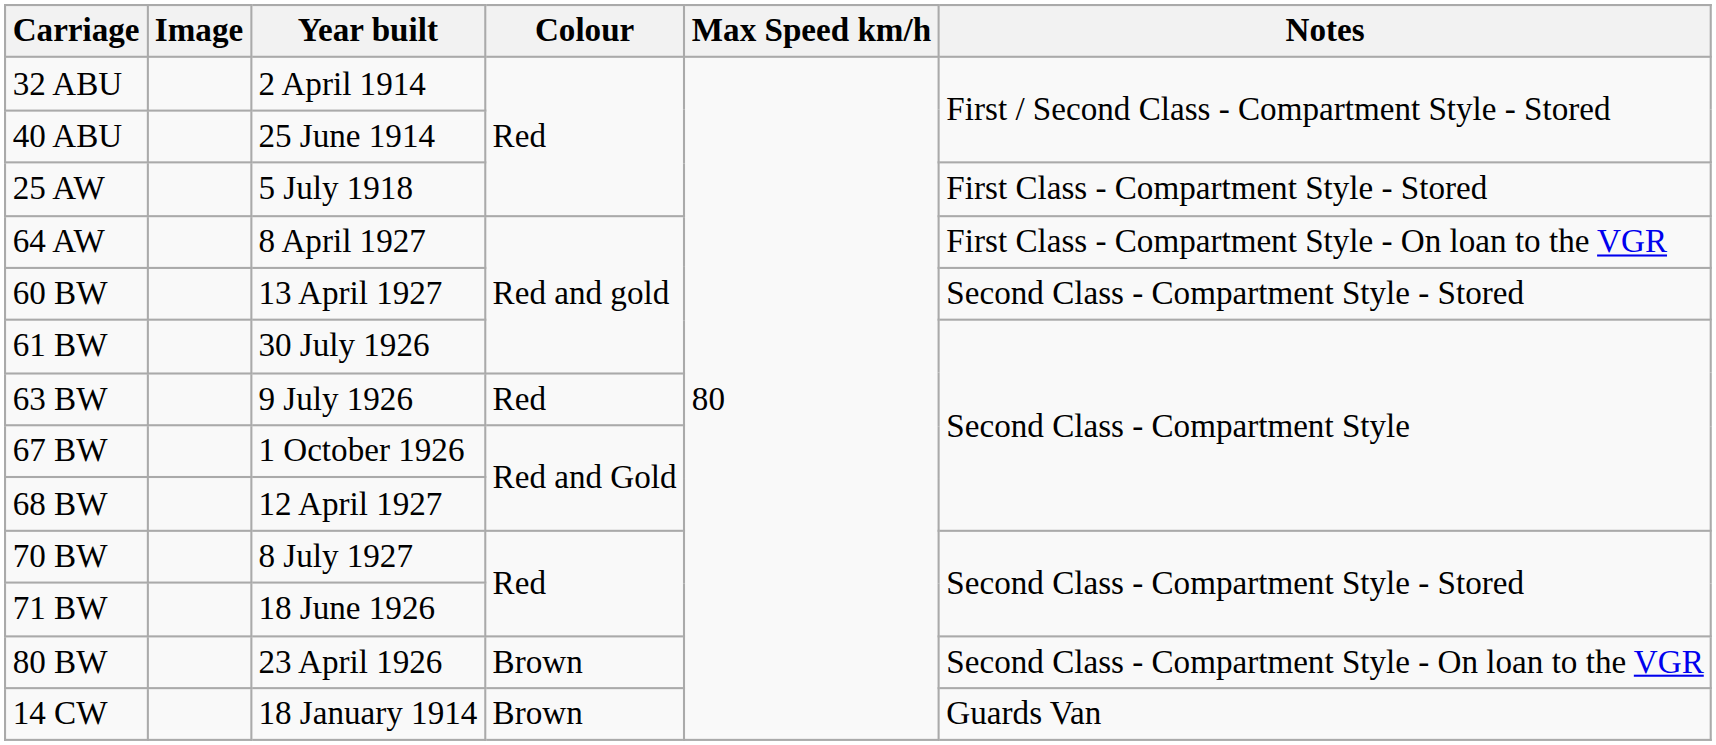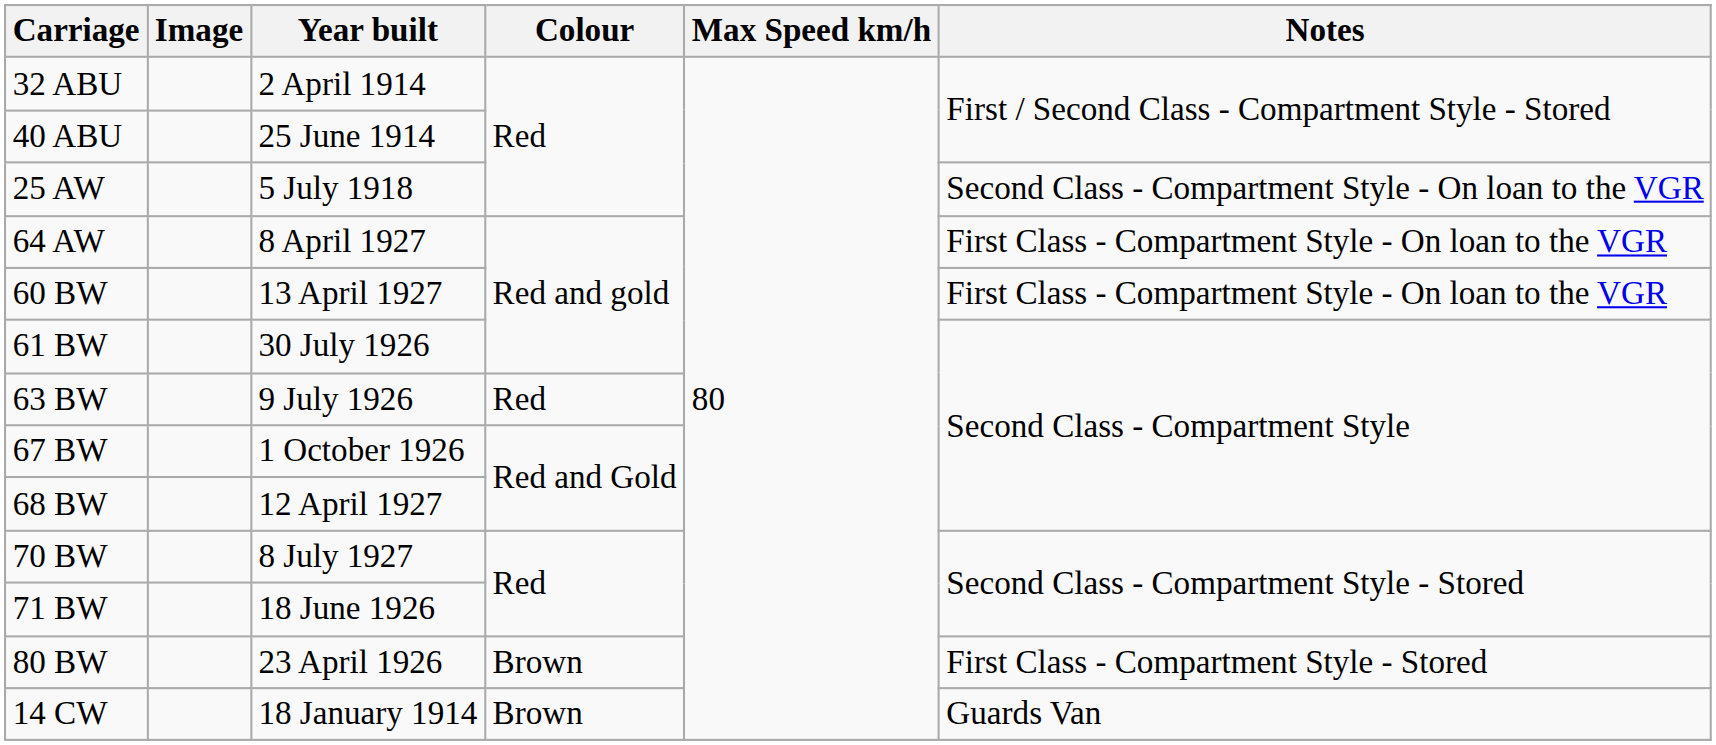(1217, 188) First Class - Compartment Style - Stored -> (1325, 188) Second Class - Compartment Style - On loan to the VGR
(1235, 293) Second Class - Compartment Style - Stored -> (1307, 293) First Class - Compartment Style - On loan to the VGR
(1325, 661) Second Class - Compartment Style - On loan to the VGR -> (1217, 661) First Class - Compartment Style - Stored
